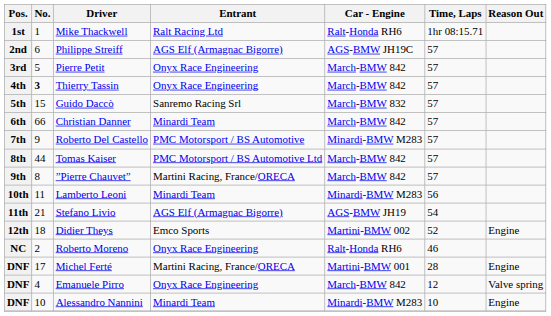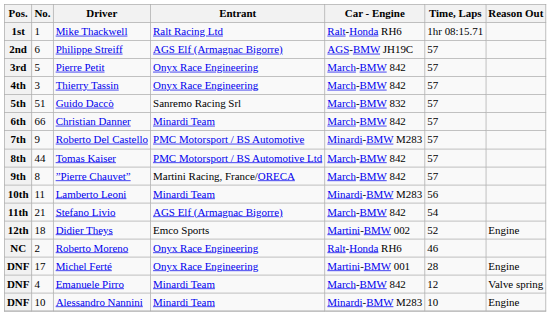(37, 85) bold -> (37, 85) normal
(40, 103) 15 -> (40, 103) 51
(367, 212) AGS-BMW JH19 -> (367, 212) March-BMW 842
(224, 266) Martini Racing, France/ORECA -> (206, 266) Onyx Race Engineering
(206, 284) Onyx Race Engineering -> (184, 284) Minardi Team
